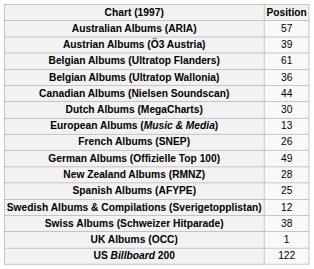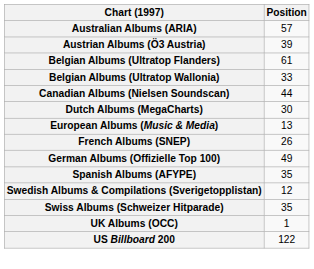(287, 77) 36 -> (287, 77) 33
- row: (134, 175)
(287, 191) 25 -> (287, 175) 35
(287, 223) 38 -> (287, 207) 35
